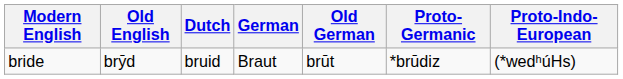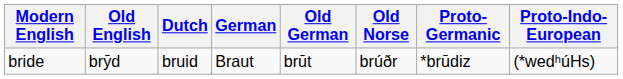+ column: (386, 26)
